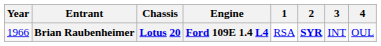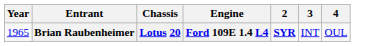- column: (284, 14)
(18, 32) 1966 -> (18, 32) 1965
